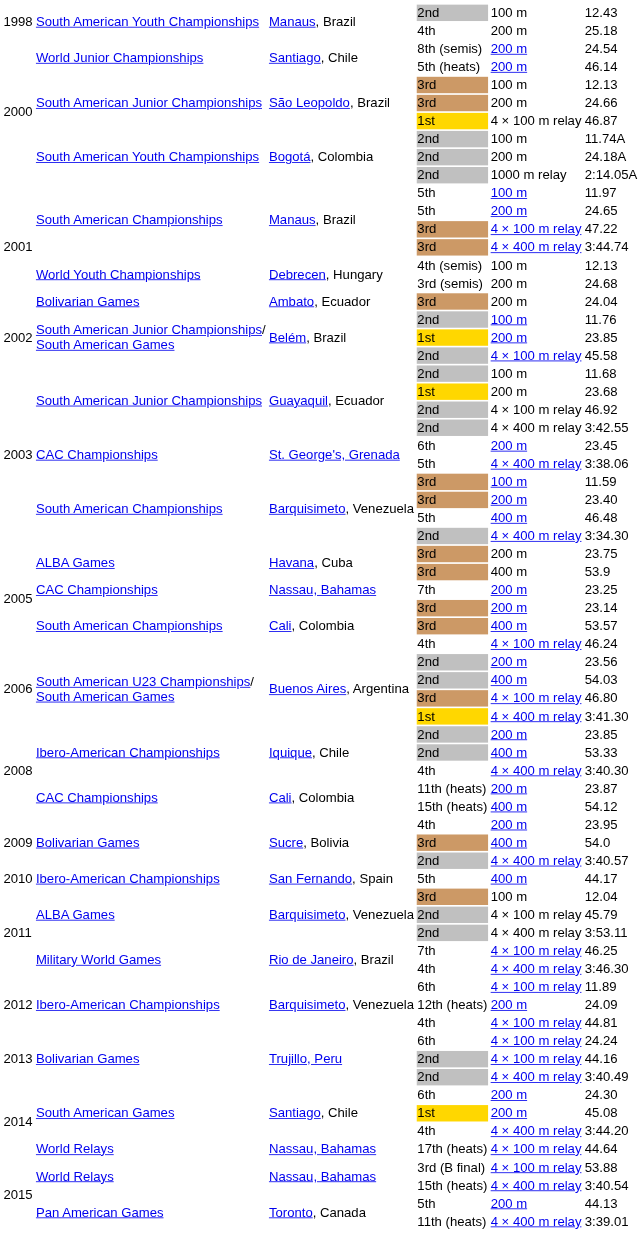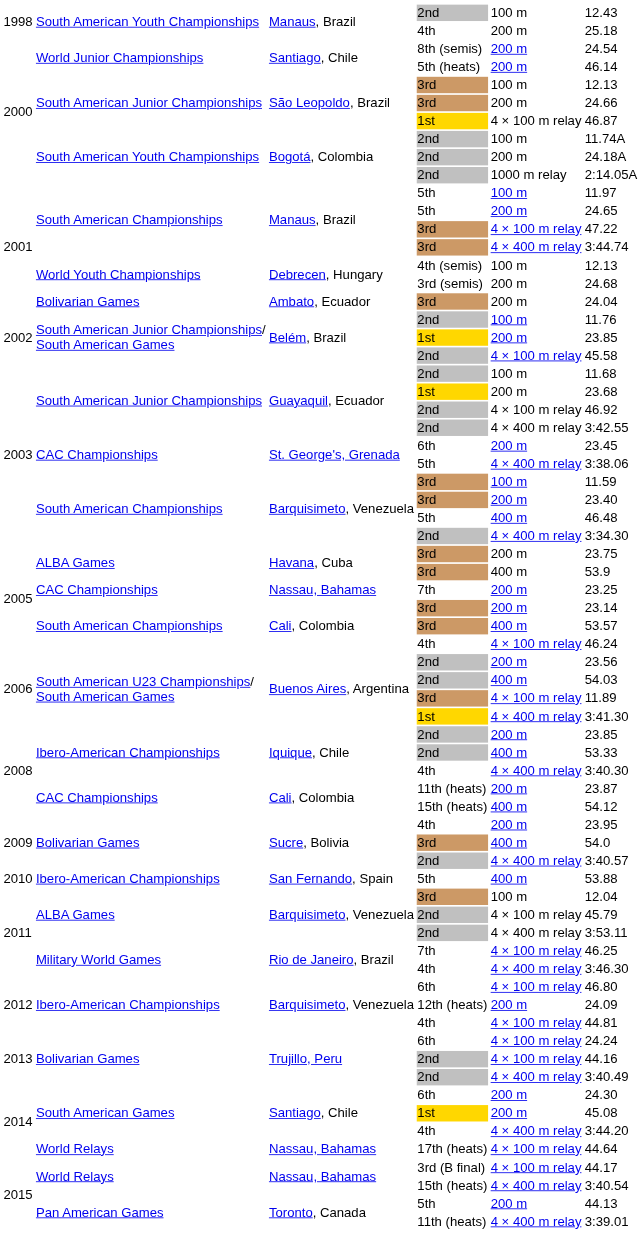(601, 698) 46.80 -> (601, 698) 11.89
(601, 878) 44.17 -> (601, 878) 53.88
(601, 987) 11.89 -> (601, 987) 46.80
(601, 1167) 53.88 -> (601, 1167) 44.17
